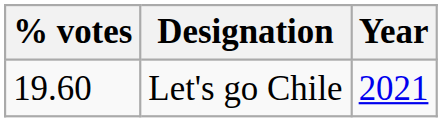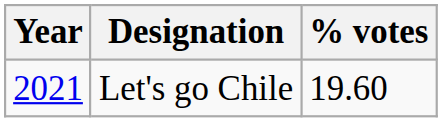columns swapped: (394, 32) <-> (73, 32)
